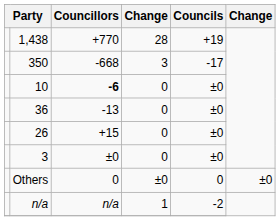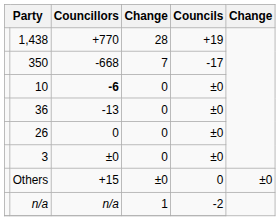(165, 63) 3 -> (165, 63) 7
(109, 134) +15 -> (116, 134) 0
(116, 180) 0 -> (109, 180) +15
